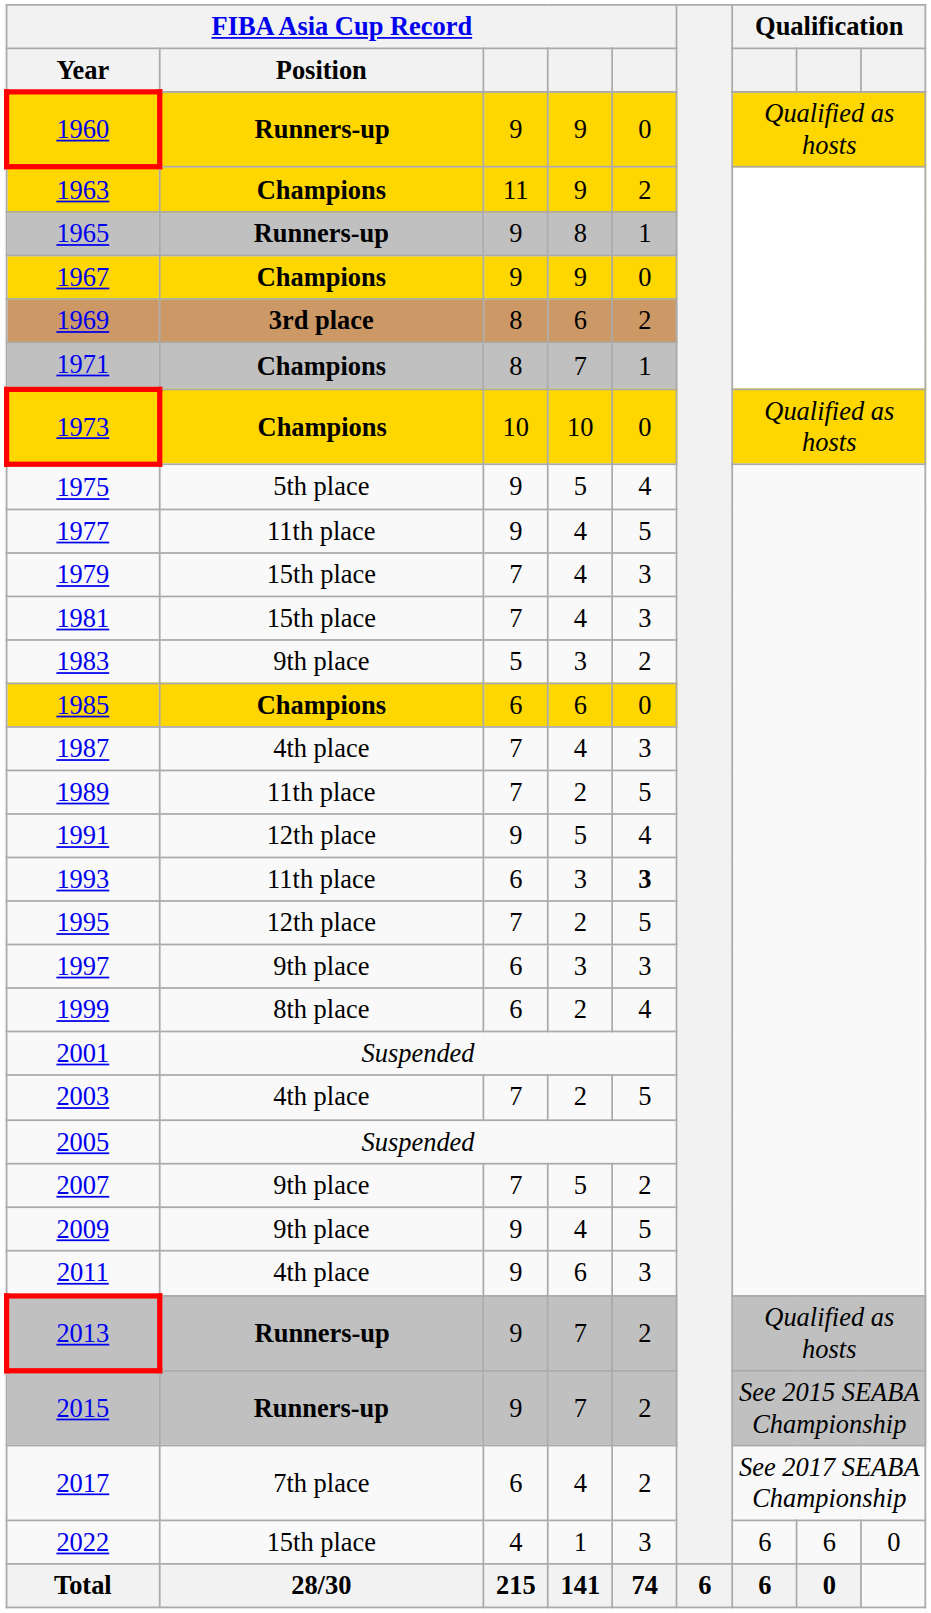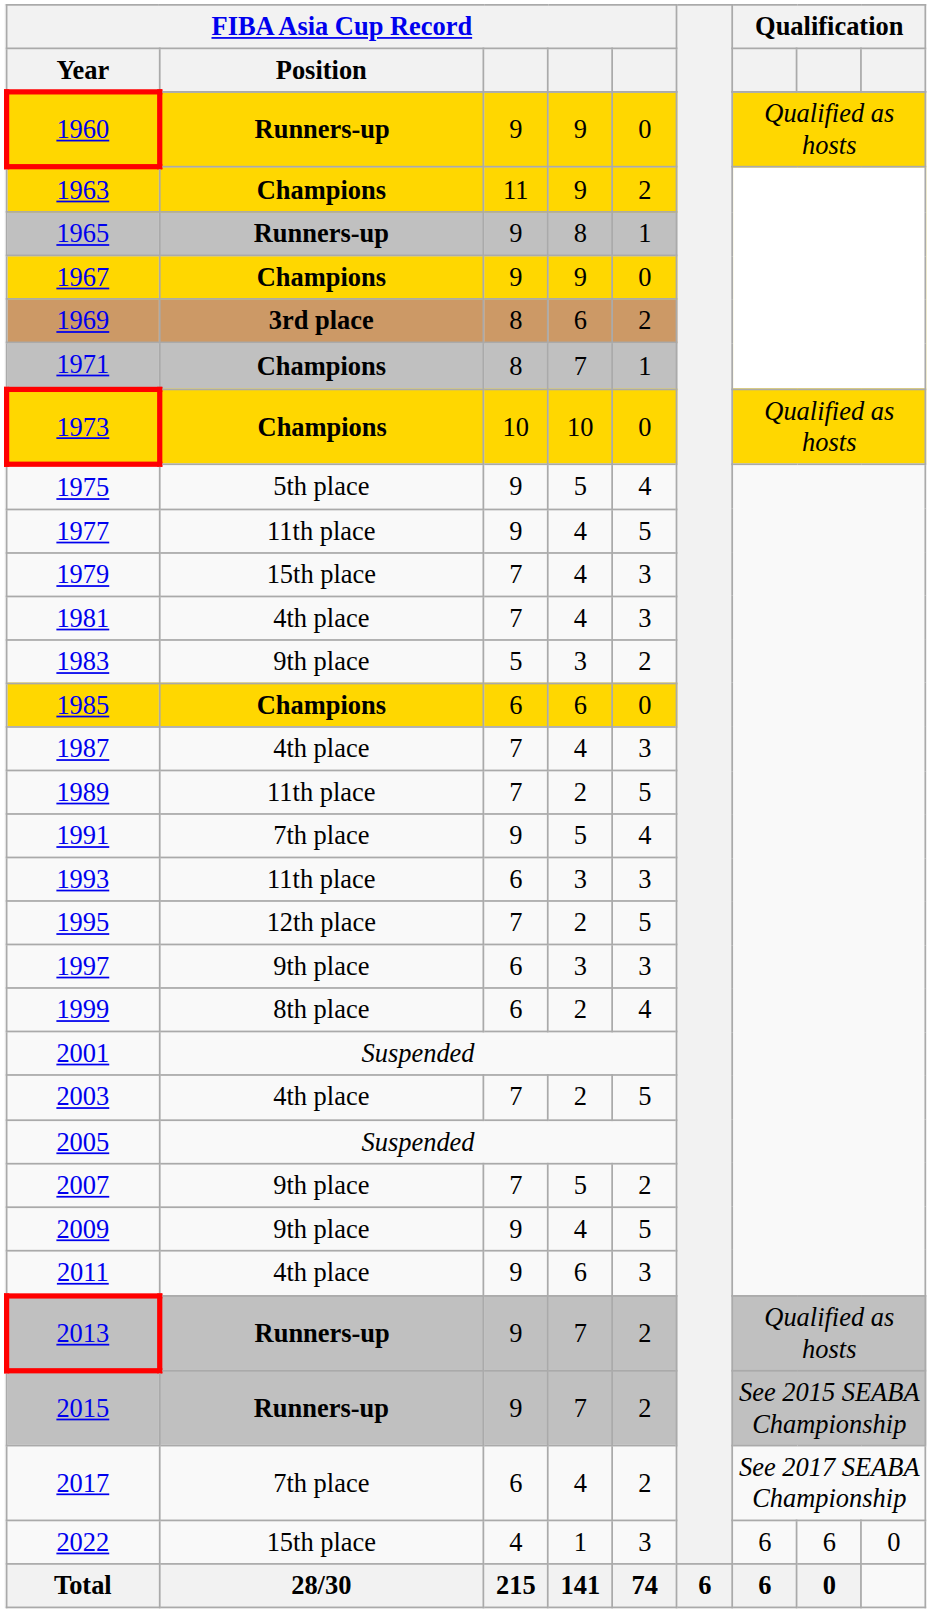(321, 617) 15th place -> (321, 617) 4th place
(321, 835) 12th place -> (321, 835) 7th place
(645, 879) bold -> (645, 879) normal
